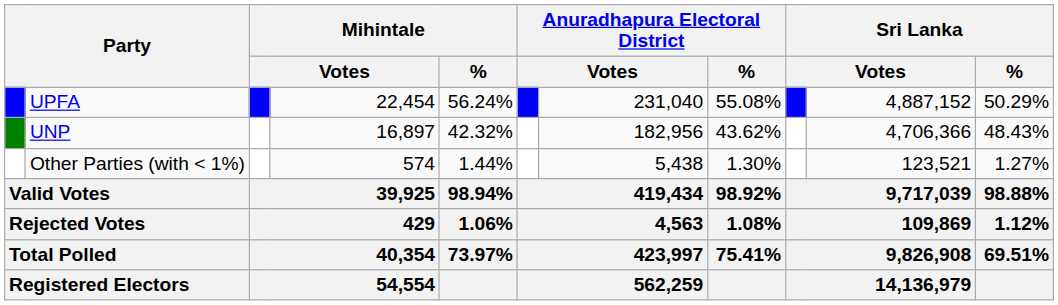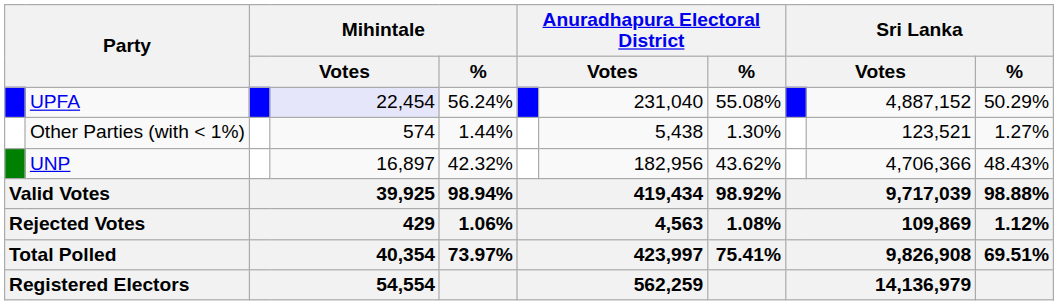(406, 102) no background -> (406, 102) lavender background
rows swapped: (50, 132) <-> (137, 163)
